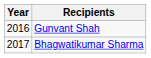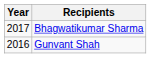rows swapped: (67, 28) <-> (89, 45)
